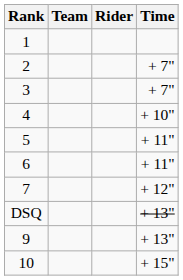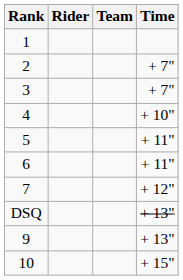columns swapped: (114, 16) <-> (70, 16)
